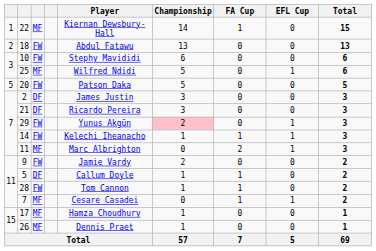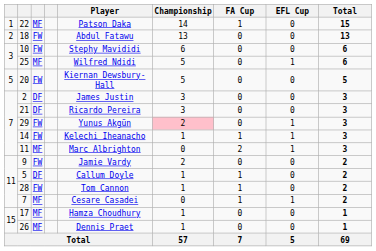(105, 28) Kiernan Dewsbury-Hall -> (105, 24) Patson Daka
(105, 85) Patson Daka -> (105, 80) Kiernan Dewsbury-Hall
